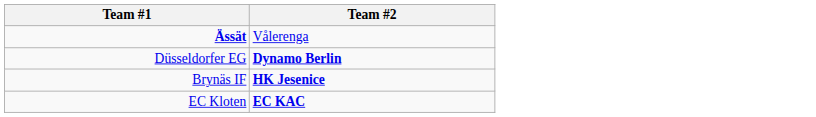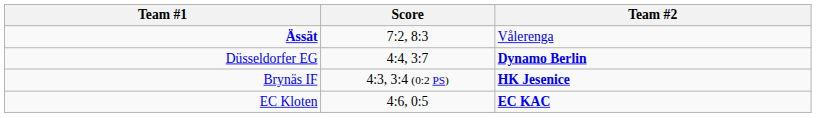+ column: (408, 15)
